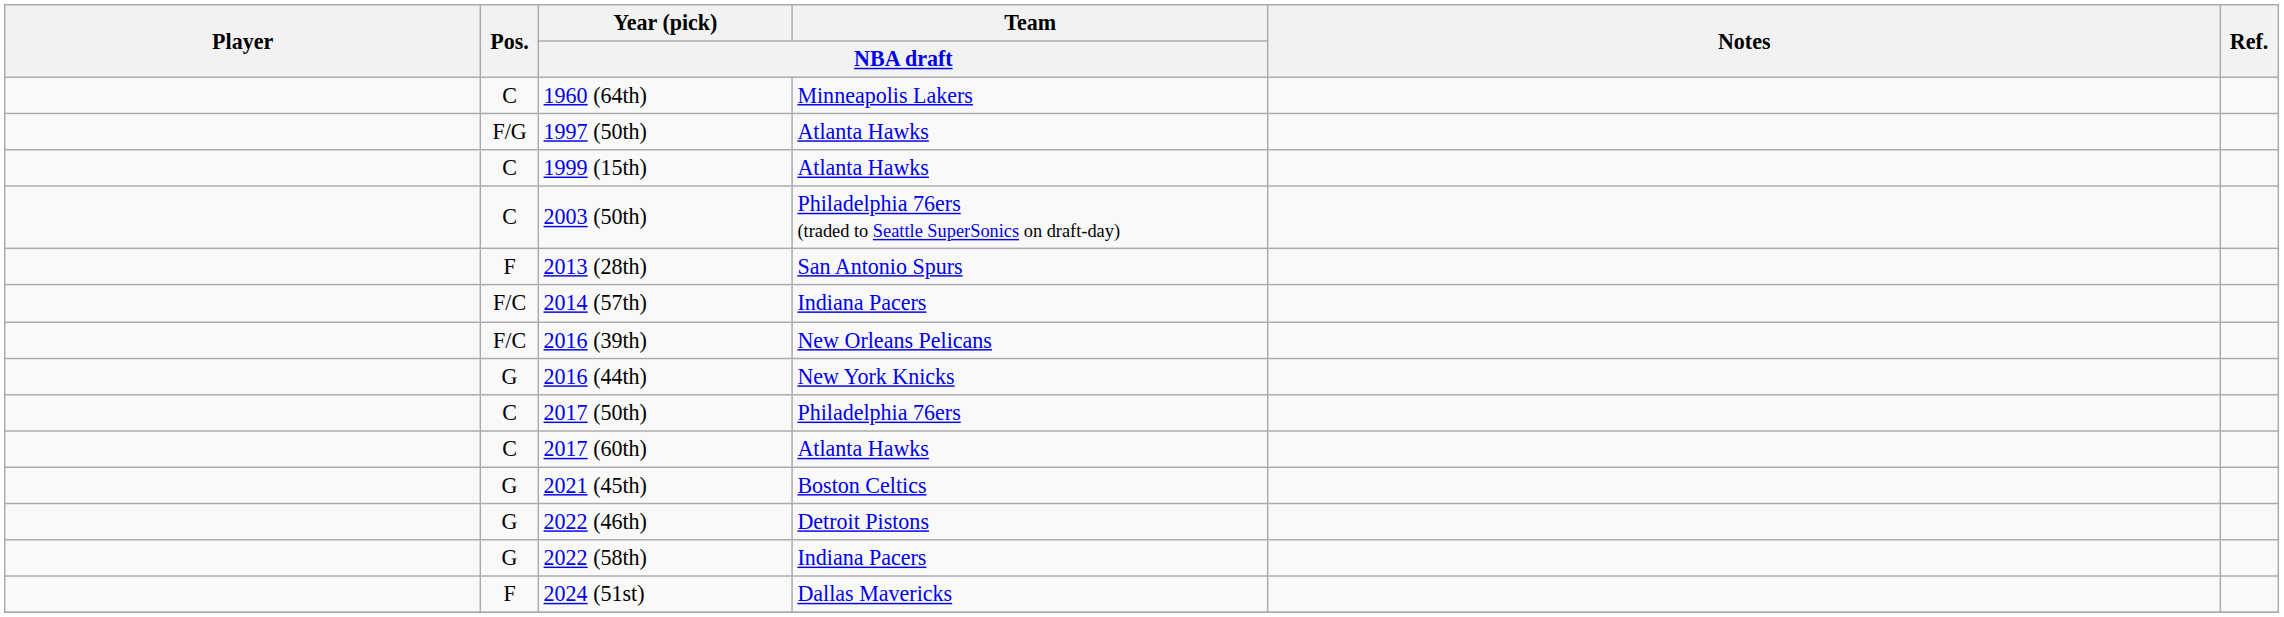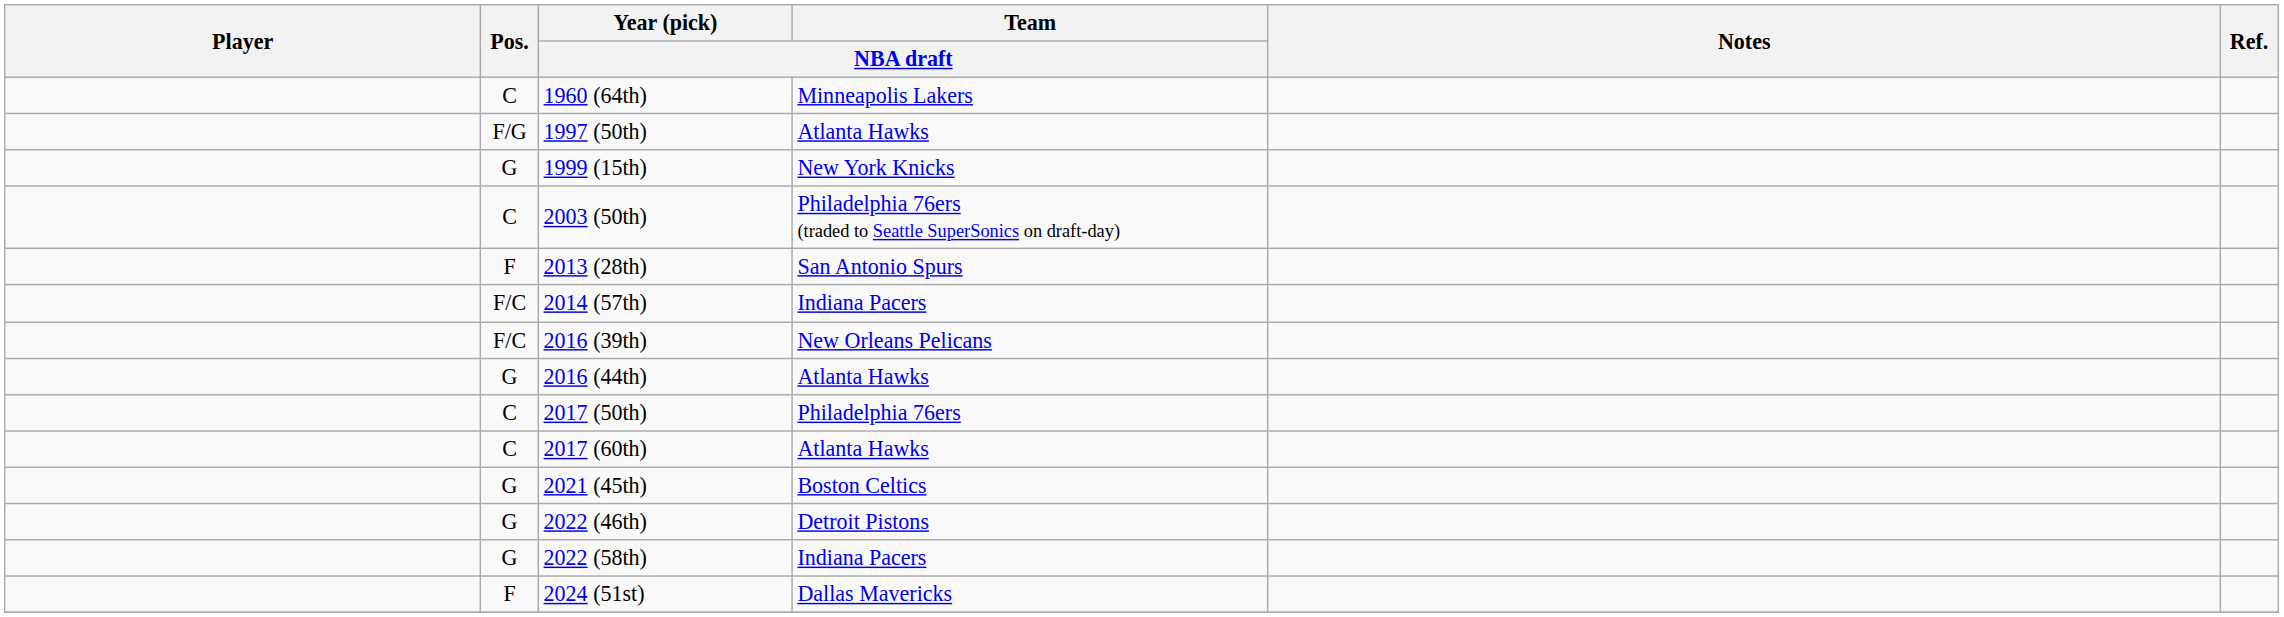(510, 168) C -> (510, 168) G
(863, 168) Atlanta Hawks -> (876, 168) New York Knicks
(876, 376) New York Knicks -> (863, 376) Atlanta Hawks
